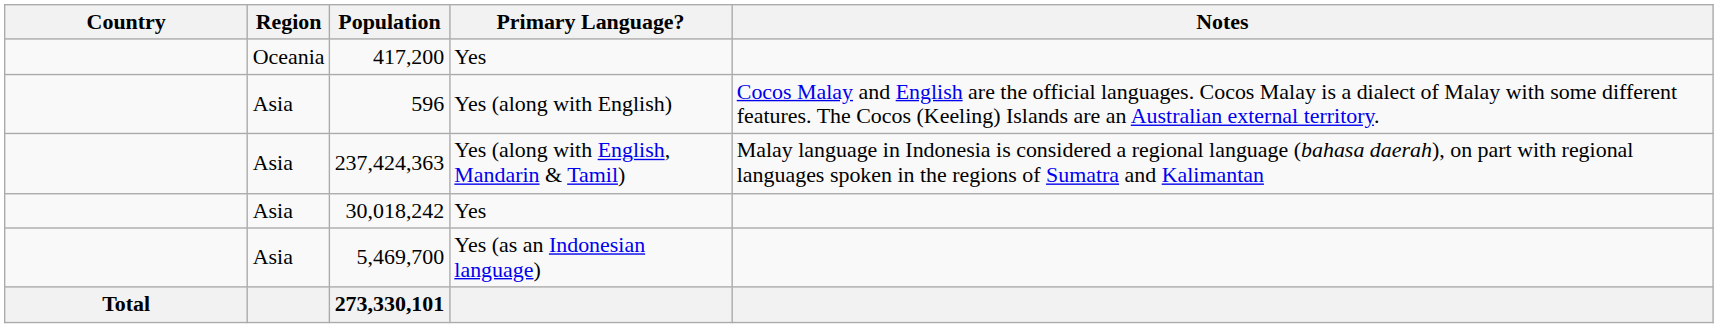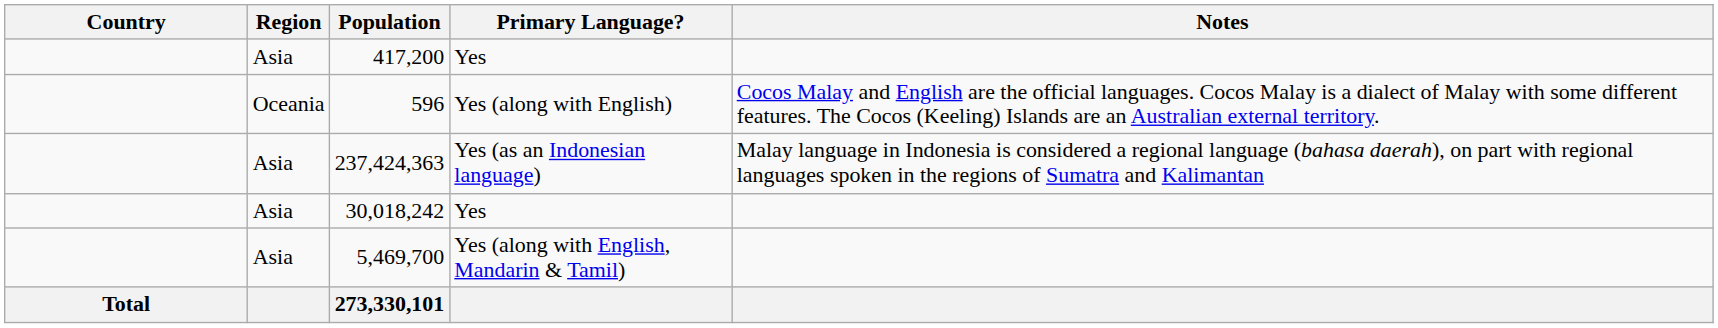(289, 56) Oceania -> (273, 56) Asia
(273, 103) Asia -> (289, 103) Oceania
(562, 163) Yes (along with English, Mandarin & Tamil) -> (550, 163) Yes (as an Indonesian language)
(550, 257) Yes (as an Indonesian language) -> (562, 257) Yes (along with English, Mandarin & Tamil)
